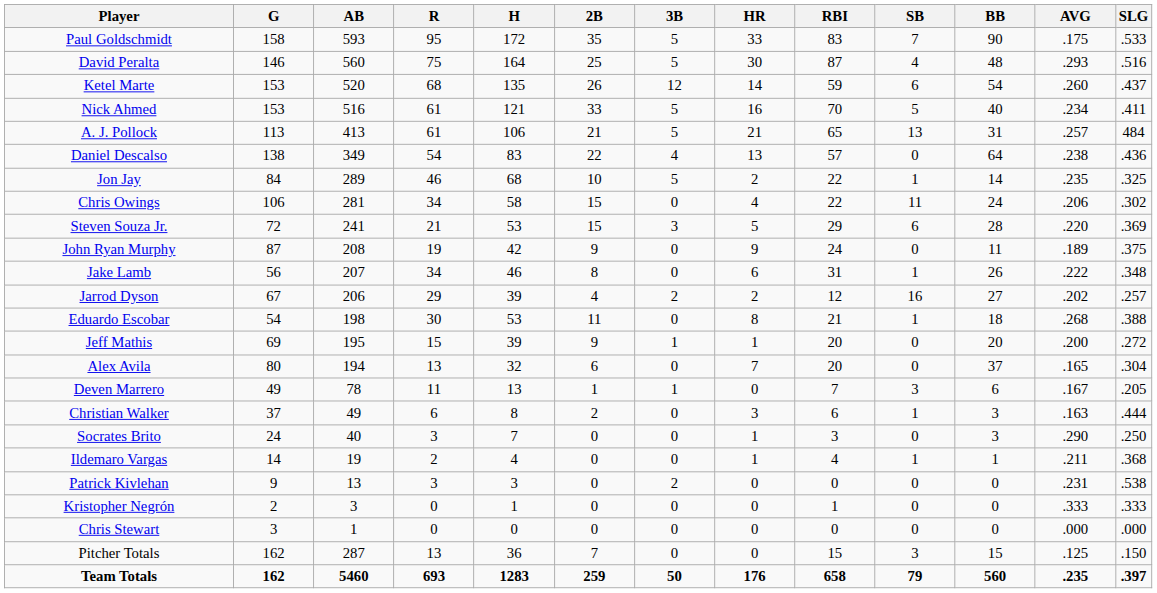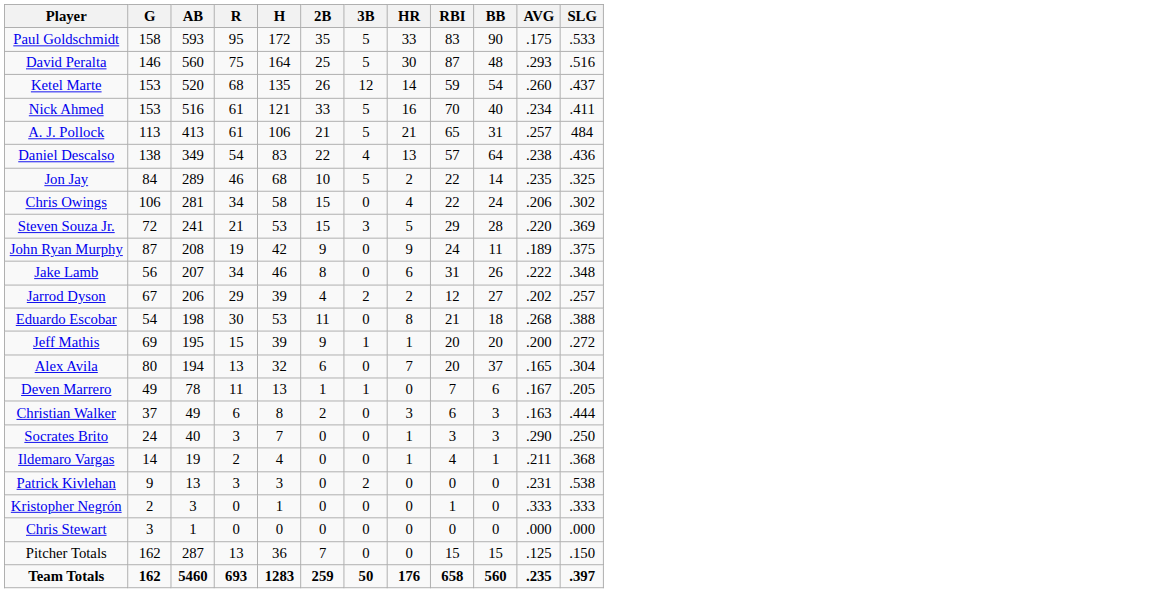- column: (915, 16)
